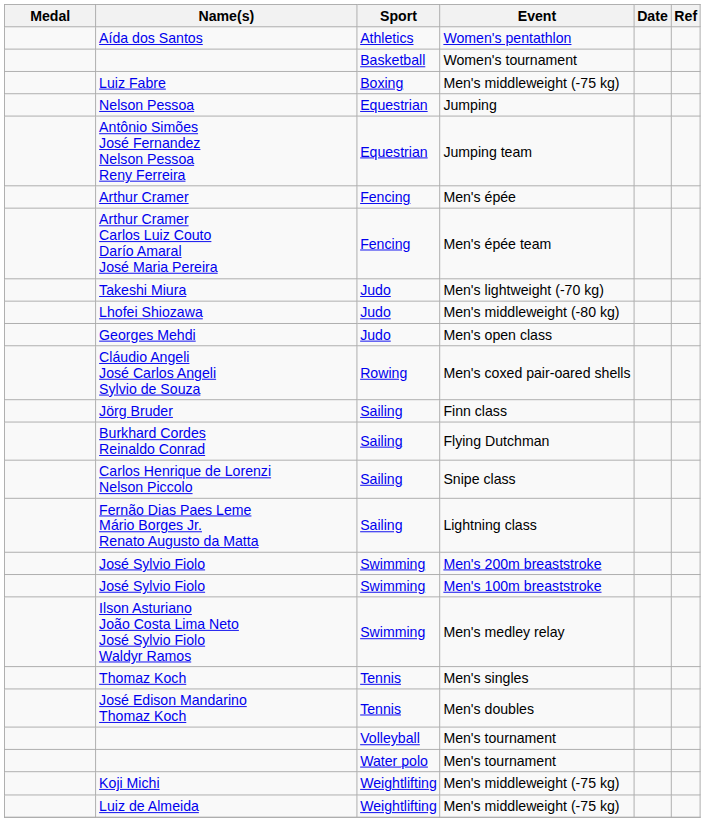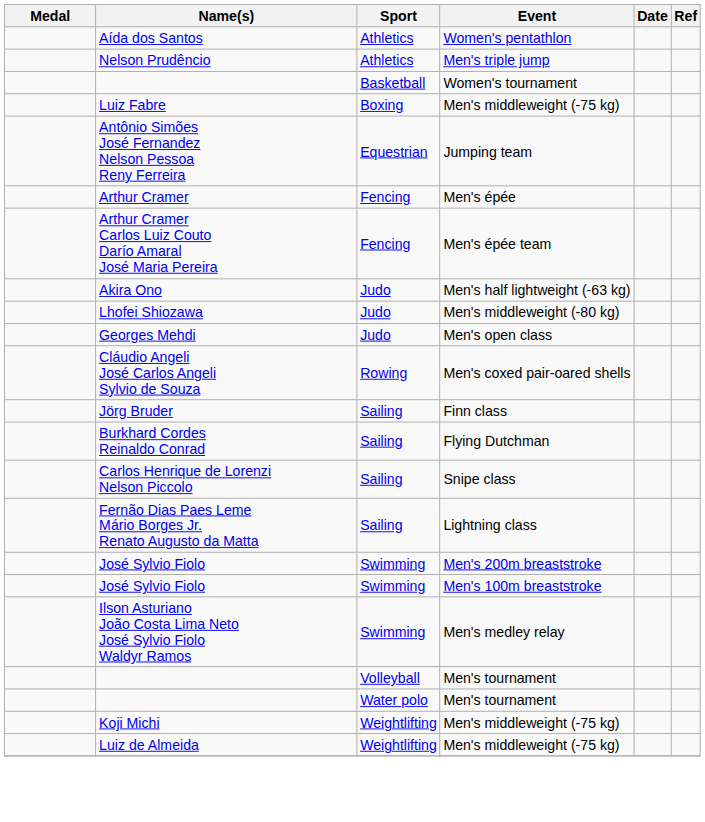+ row: (155, 61)
- row: (147, 105)
+ row: (131, 290)
- row: (143, 290)
- row: (143, 678)
- row: (173, 708)
